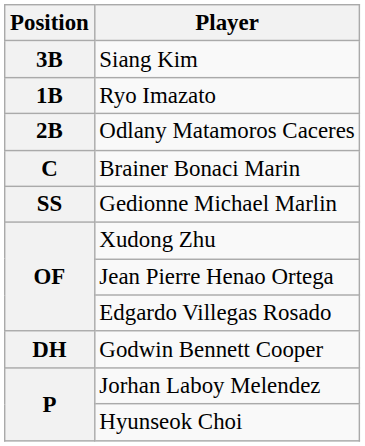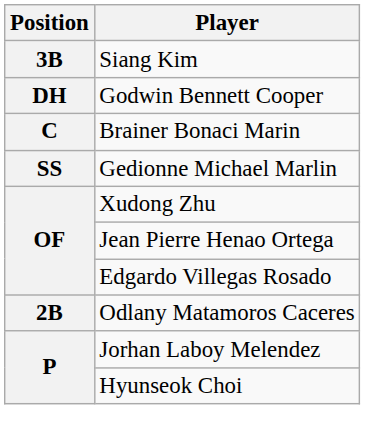- row: (158, 95)
rows swapped: (227, 131) <-> (211, 349)
